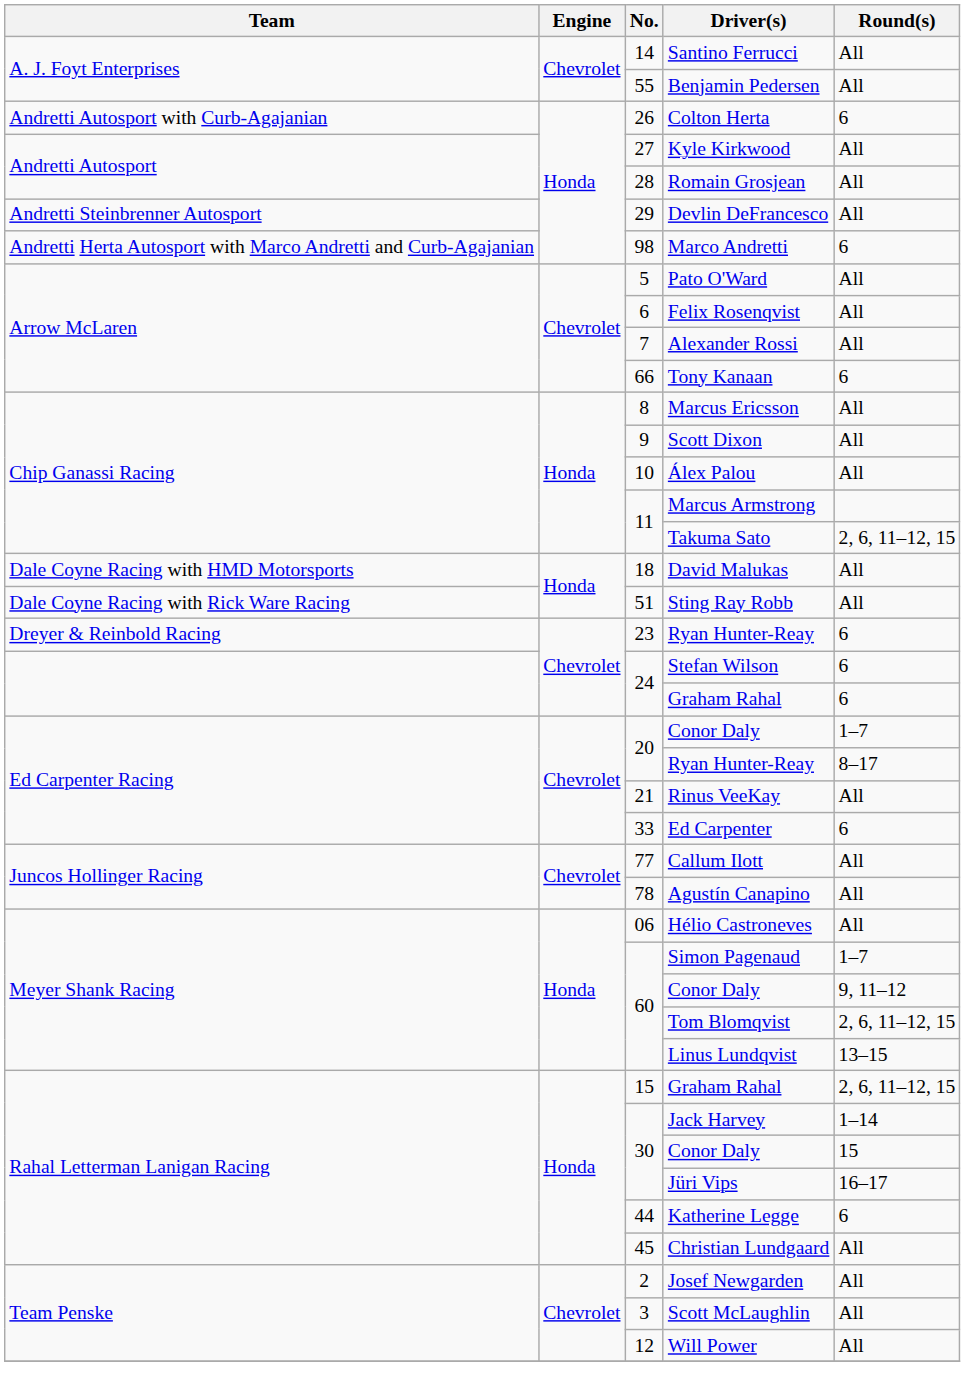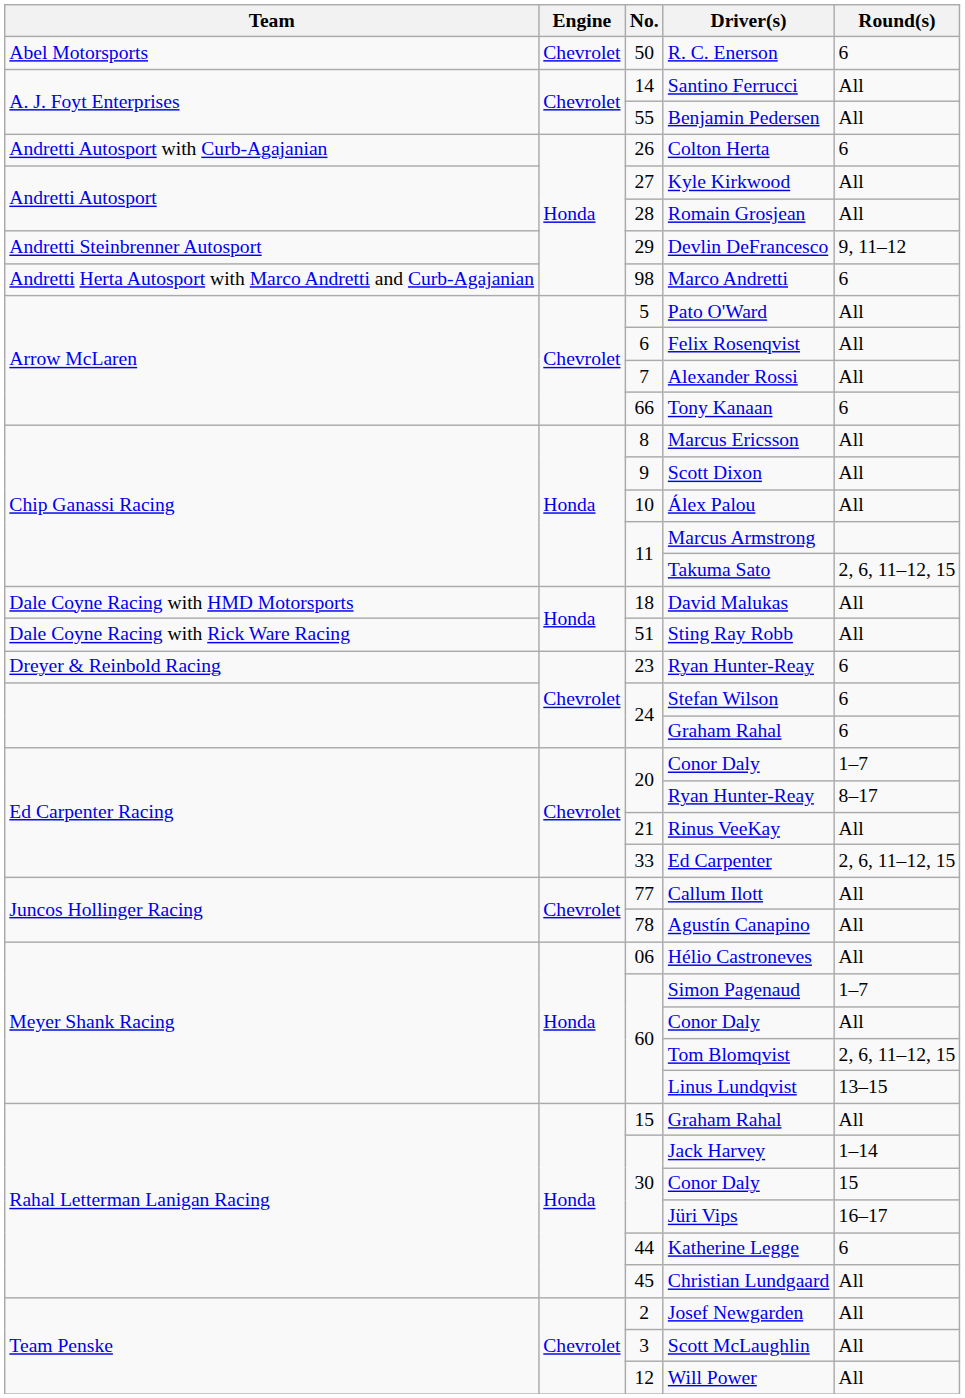+ row: (644, 52)
(851, 214) All -> (872, 246) 9, 11–12
(843, 827) 6 -> (897, 860) 2, 6, 11–12, 15
(872, 989) 9, 11–12 -> (851, 1021) All
(897, 1086) 2, 6, 11–12, 15 -> (851, 1118) All
